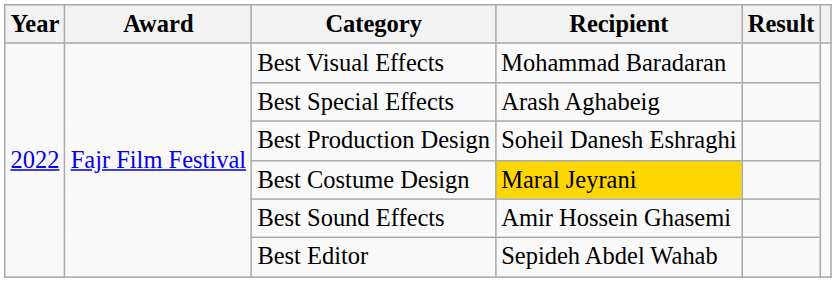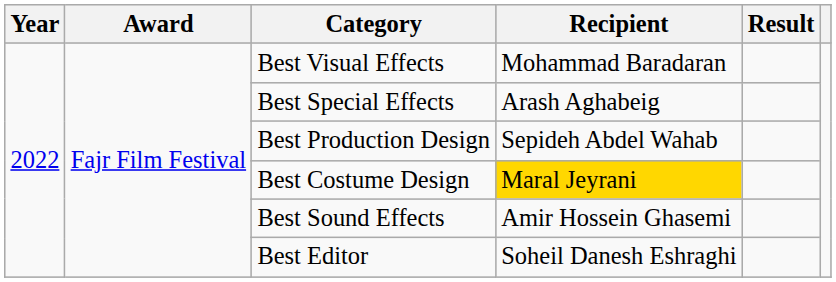(619, 140) Soheil Danesh Eshraghi -> (609, 140) Sepideh Abdel Wahab
(609, 256) Sepideh Abdel Wahab -> (619, 256) Soheil Danesh Eshraghi
